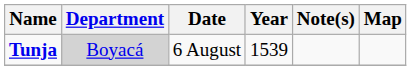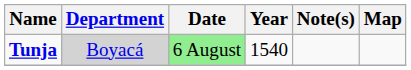(207, 49) no background -> (207, 49) lightgreen background
(269, 49) 1539 -> (269, 49) 1540
